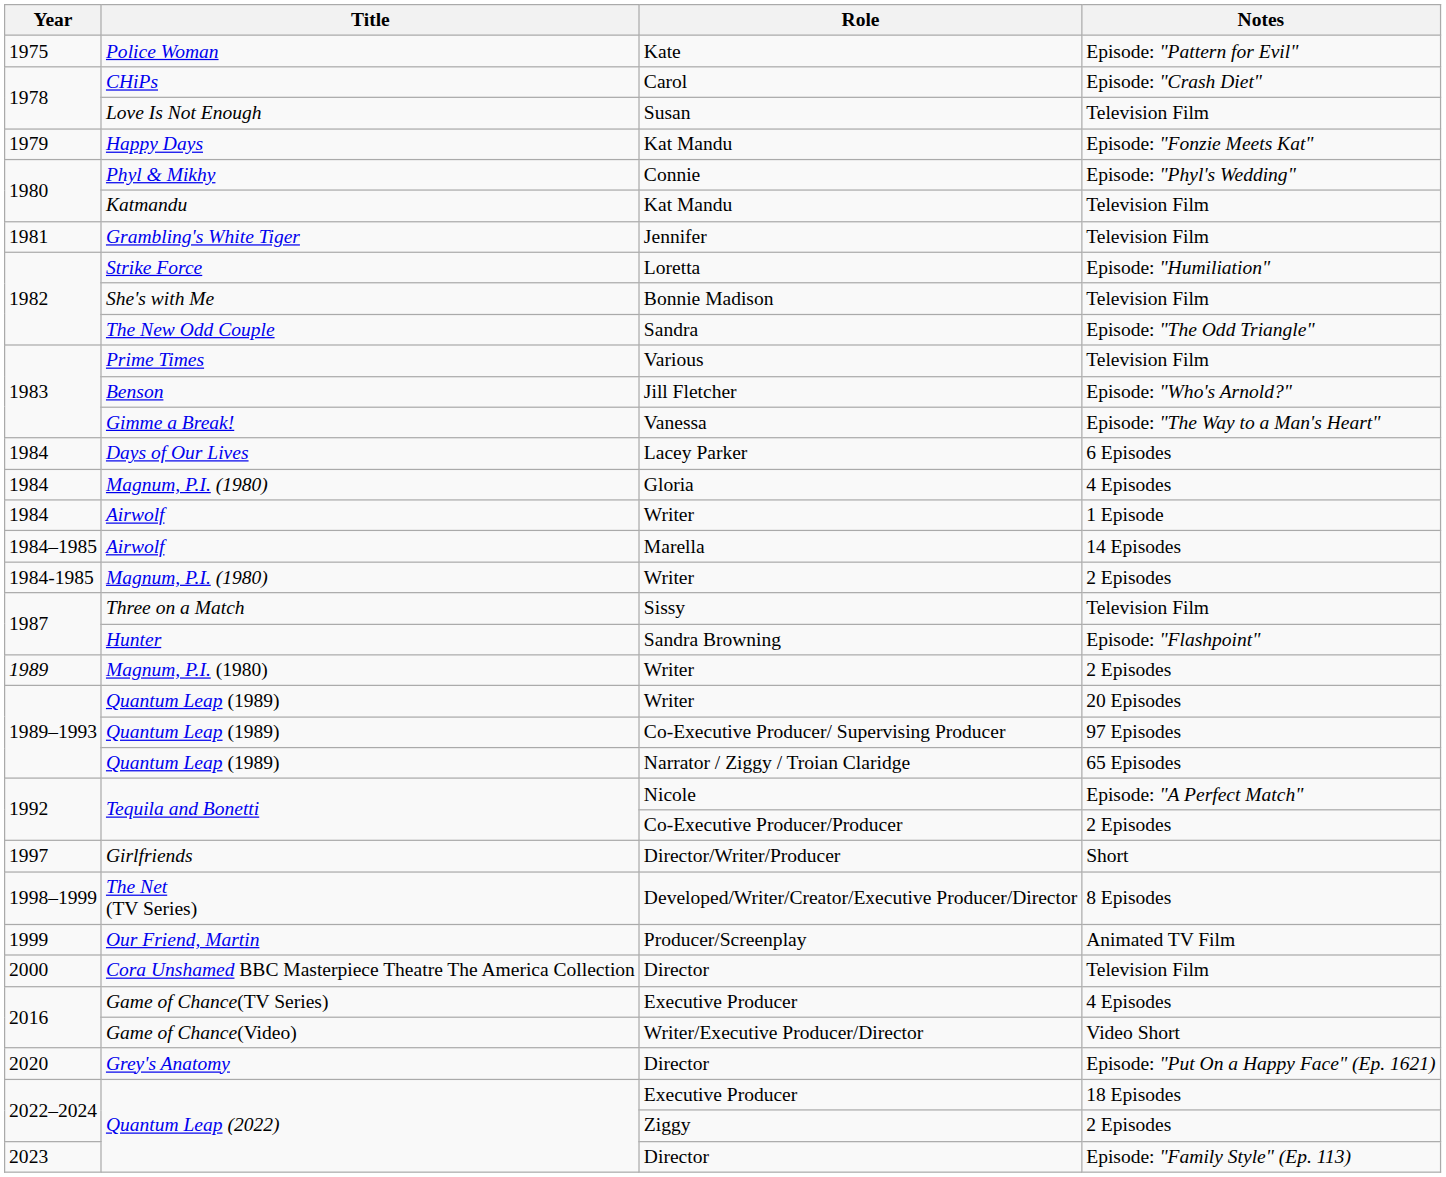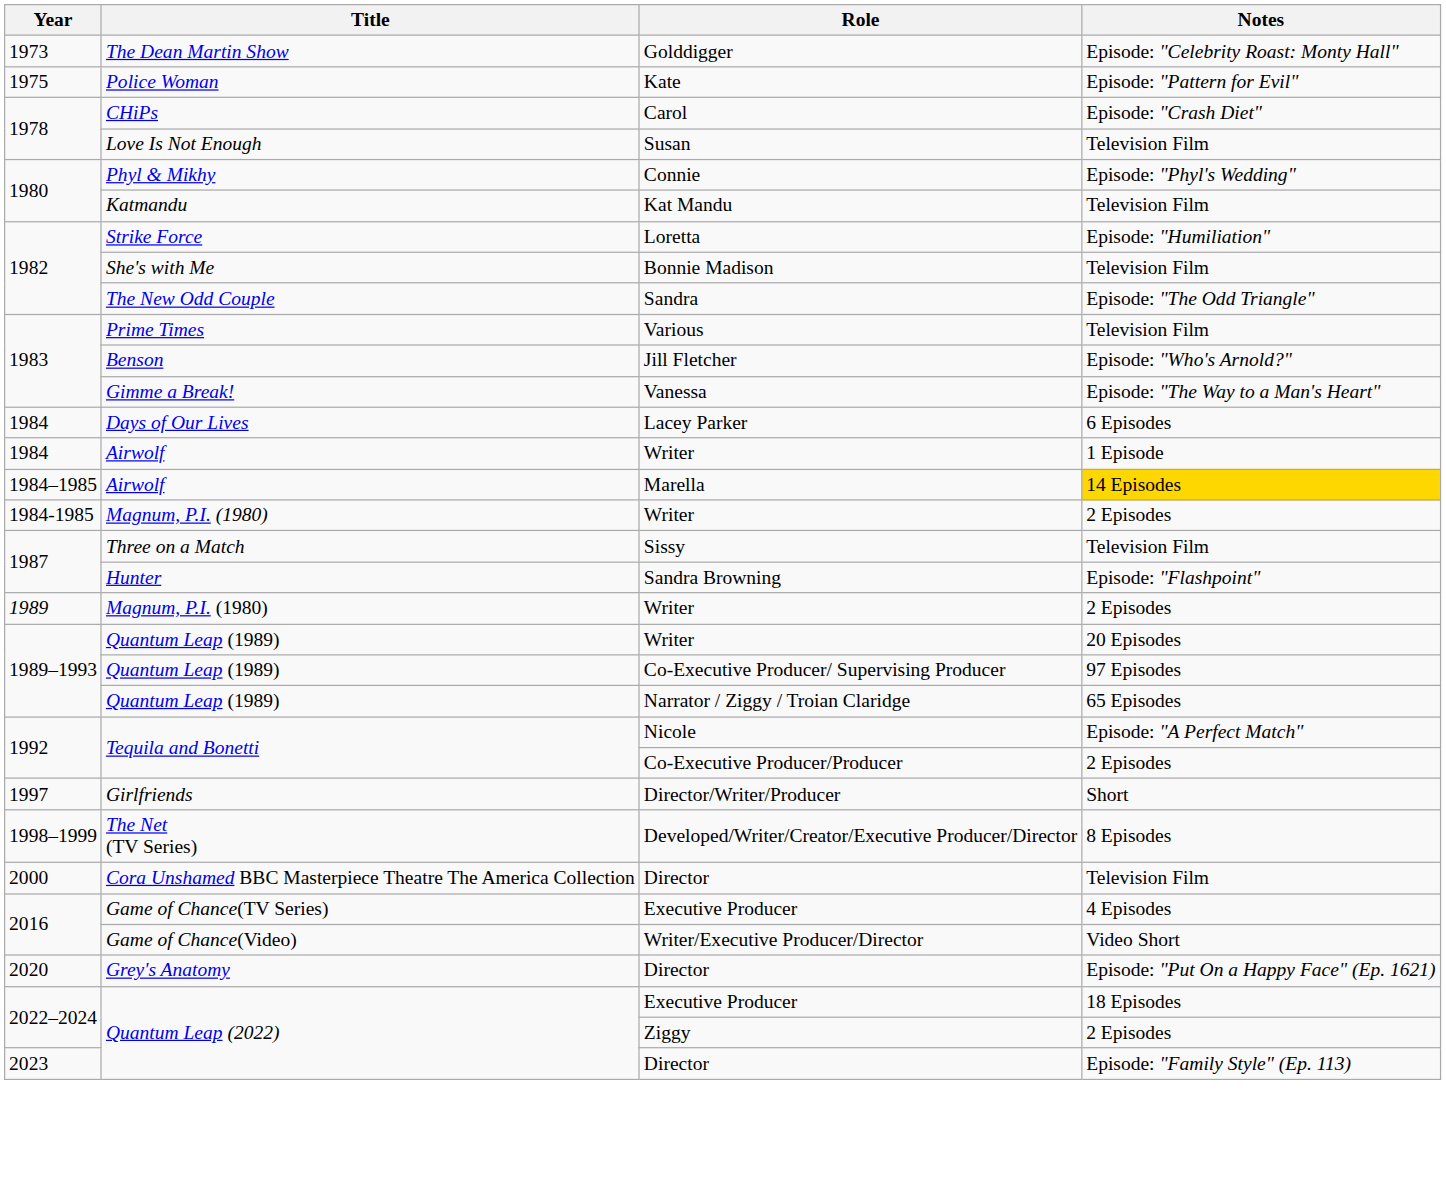+ row: (29, 50)
- row: (29, 143)
- row: (29, 236)
- row: (29, 484)
(1134, 546) no background -> (1134, 484) gold background
- row: (29, 939)
